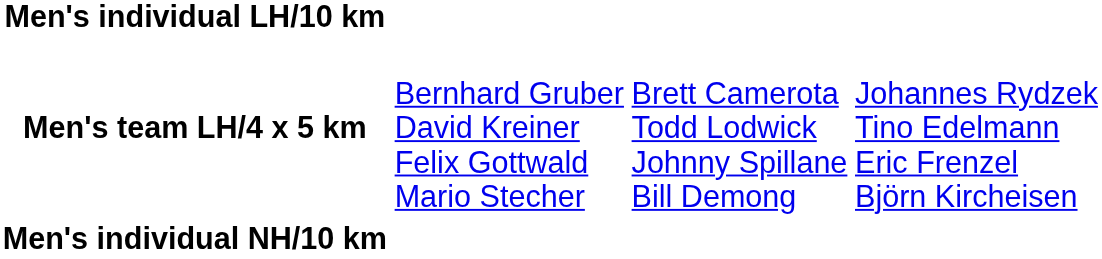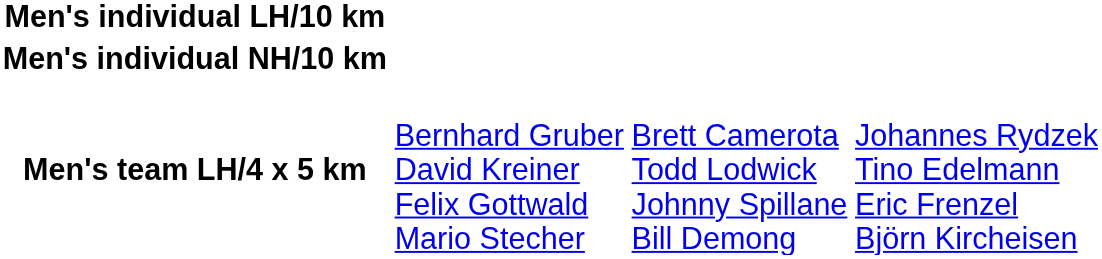rows swapped: (195, 239) <-> (195, 128)
